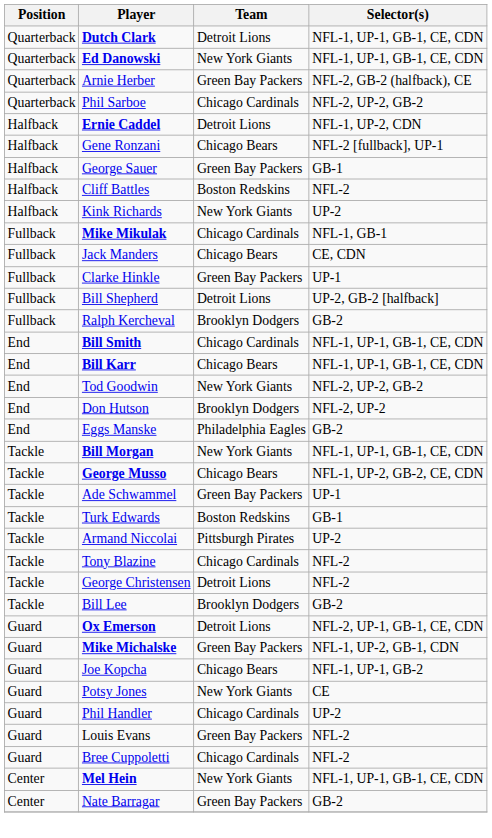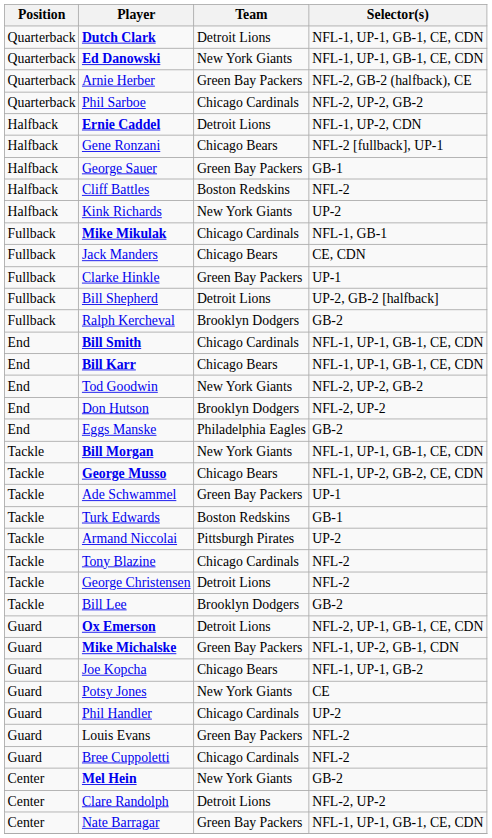(398, 779) NFL-1, UP-1, GB-1, CE, CDN -> (327, 779) GB-2
+ row: (125, 801)
(327, 801) GB-2 -> (398, 822) NFL-1, UP-1, GB-1, CE, CDN
